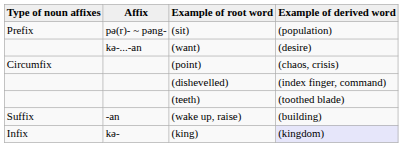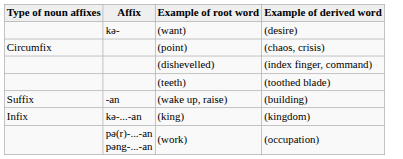- row: (180, 30)
(124, 47) kə-...-an -> (113, 30) kə-
(113, 133) kə- -> (124, 116) kə-...-an
(301, 133) lavender background -> (287, 116) no background
+ row: (172, 140)
